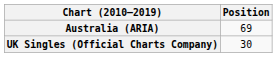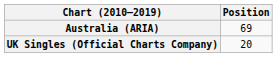(246, 44) 30 -> (246, 44) 20
